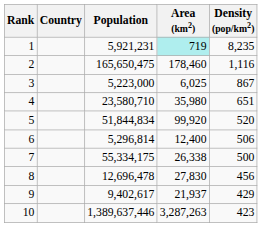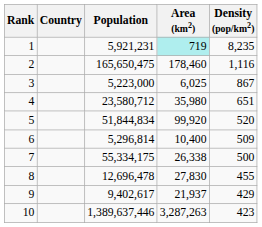(128, 102) 23,580,710 -> (128, 102) 23,580,712
(190, 139) 12,400 -> (190, 139) 10,400
(246, 139) 506 -> (246, 139) 509
(246, 176) 456 -> (246, 176) 455
